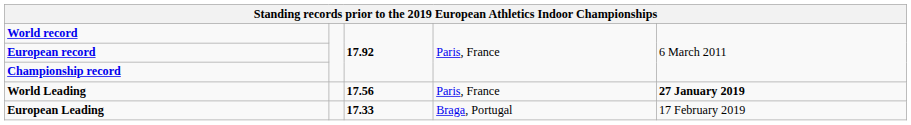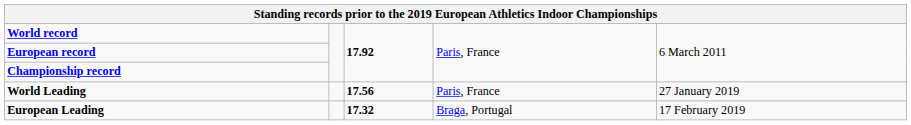(702, 91) bold -> (699, 91) normal
(360, 110) 17.33 -> (360, 110) 17.32
